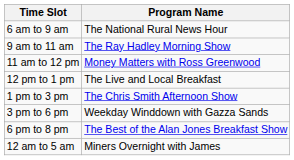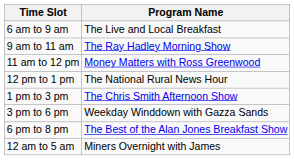(156, 29) The National Rural News Hour -> (153, 29) The Live and Local Breakfast
(153, 79) The Live and Local Breakfast -> (156, 79) The National Rural News Hour
